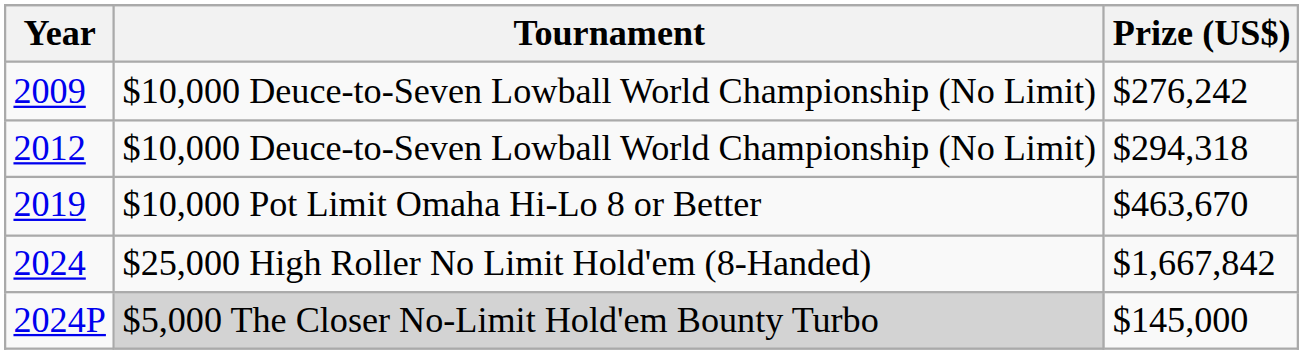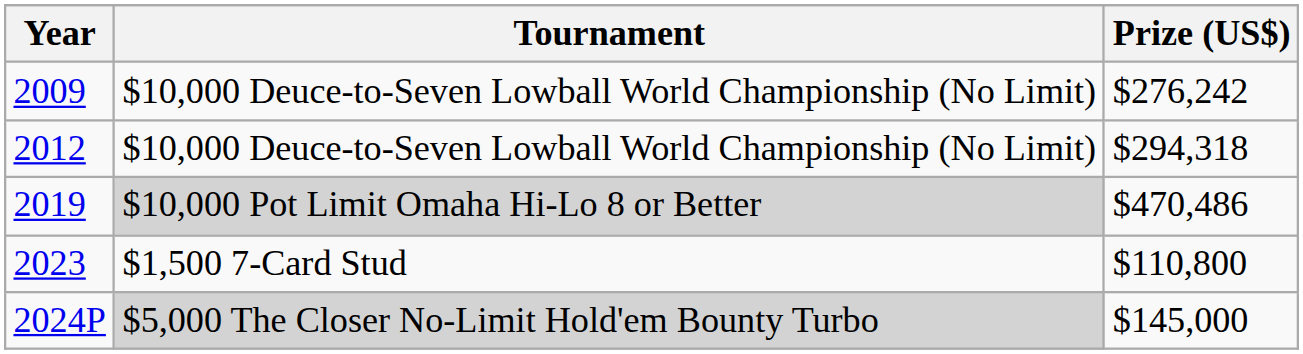(442, 205) no background -> (442, 205) lightgrey background
(1181, 205) $463,670 -> (1181, 205) $470,486
+ row: (50, 262)
- row: (50, 262)
